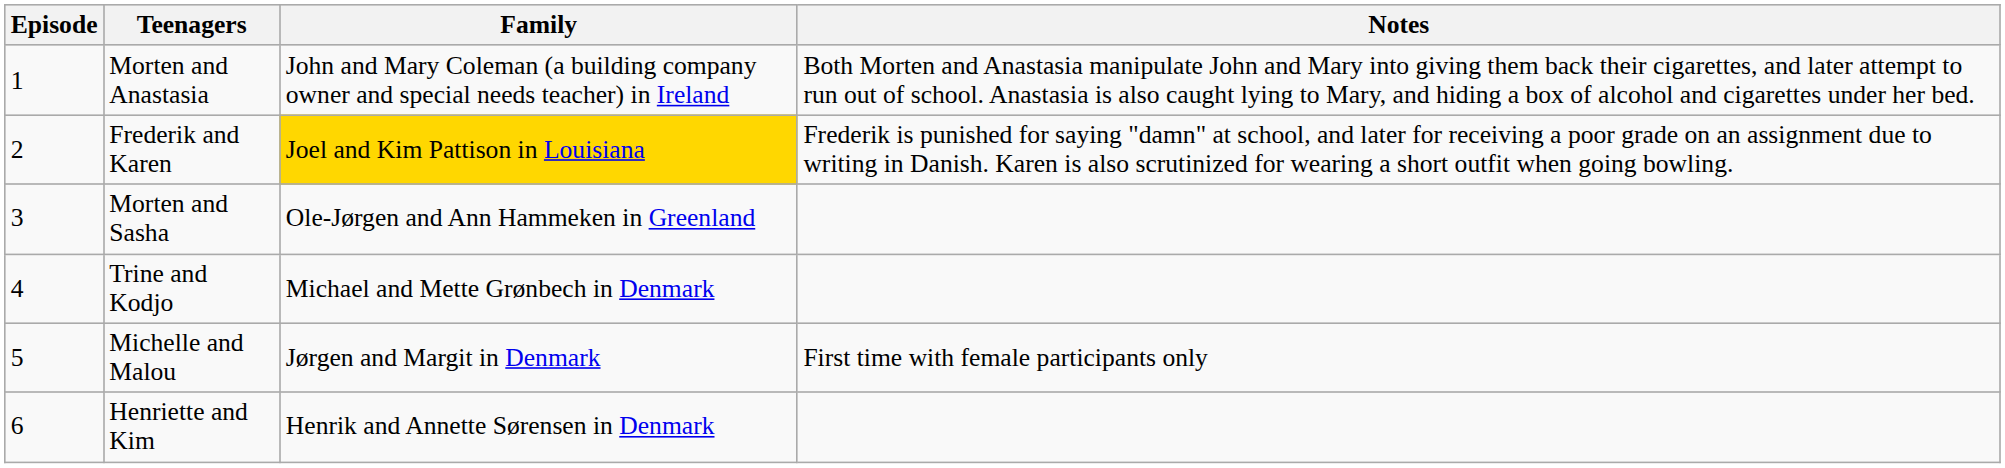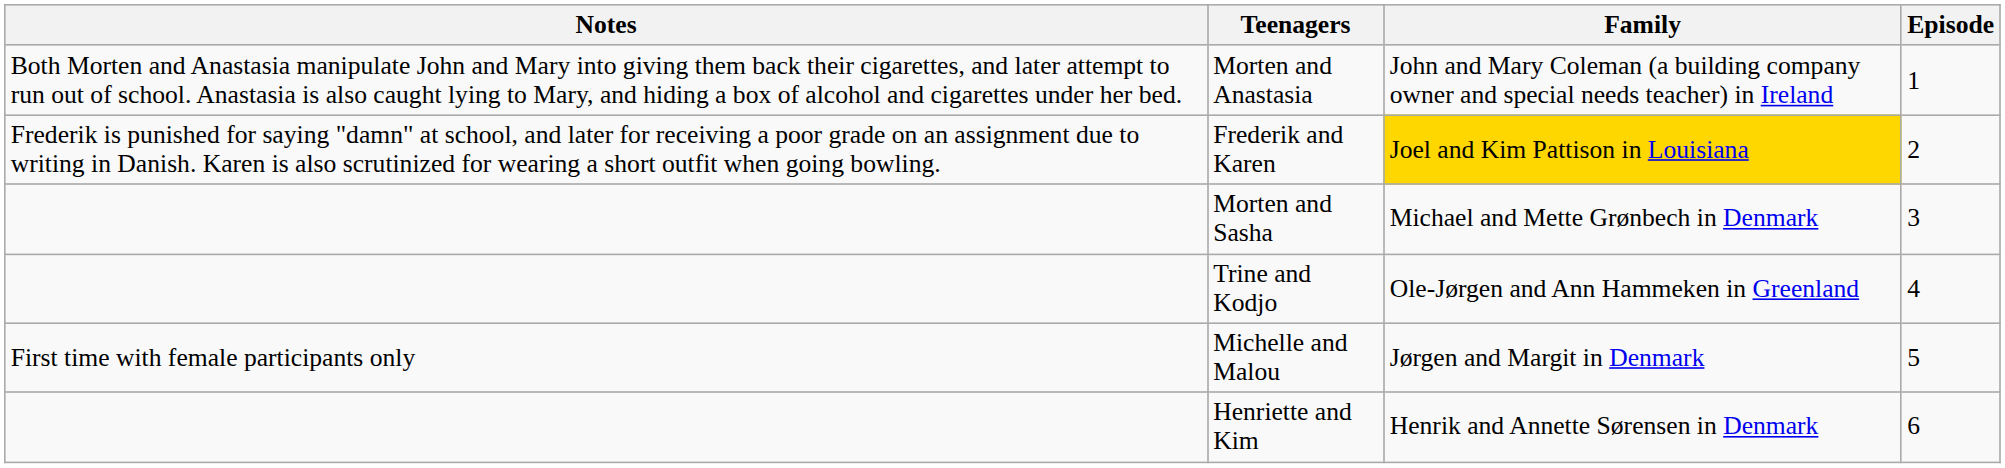columns swapped: (54, 24) <-> (1399, 24)
(521, 218) Ole-Jørgen and Ann Hammeken in Greenland -> (1604, 218) Michael and Mette Grønbech in Denmark
(500, 288) Michael and Mette Grønbech in Denmark -> (1624, 288) Ole-Jørgen and Ann Hammeken in Greenland
